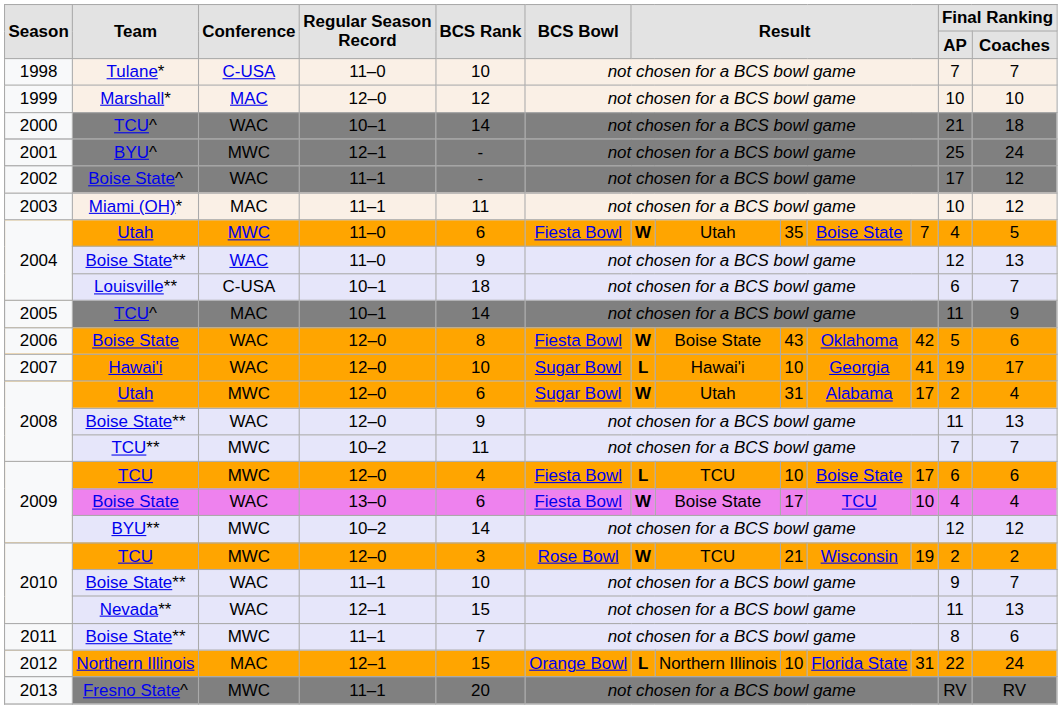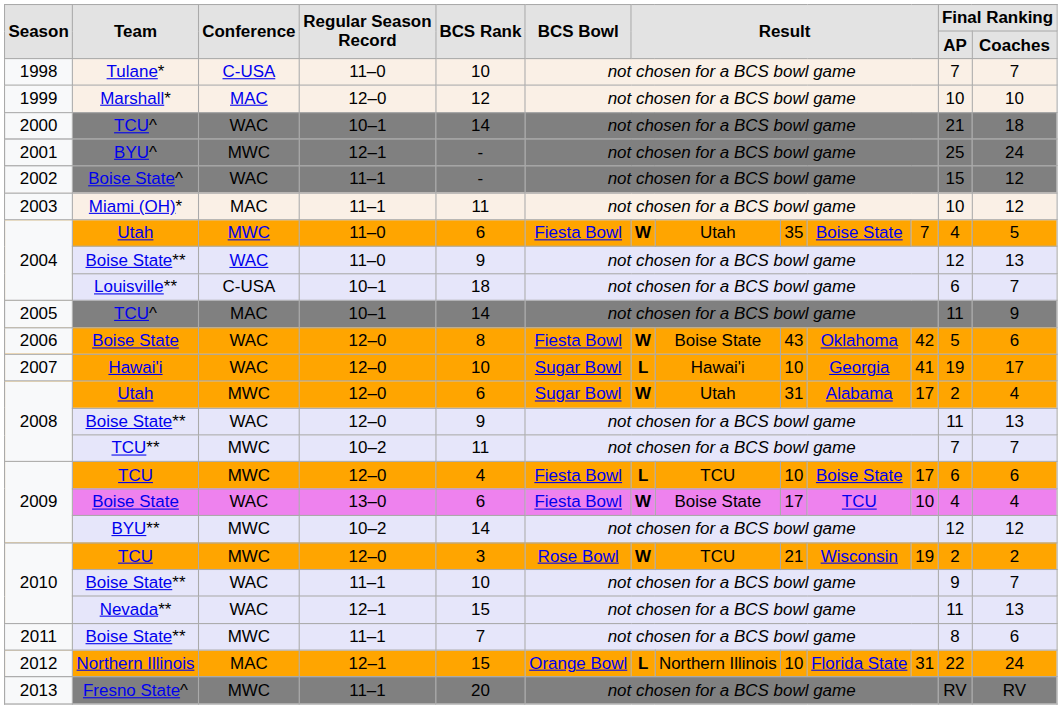(955, 179) 17 -> (955, 179) 15
